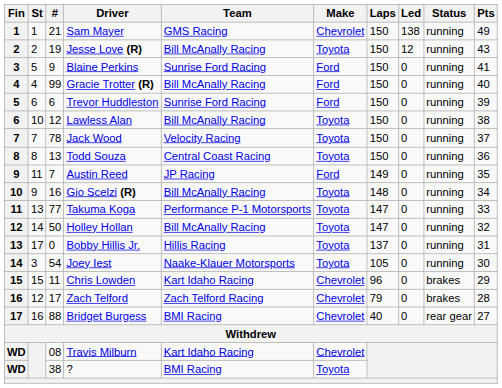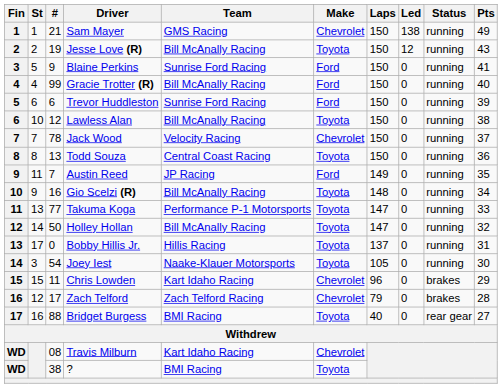(333, 138) Toyota -> (340, 138) Chevrolet
(340, 316) Chevrolet -> (333, 316) Toyota
